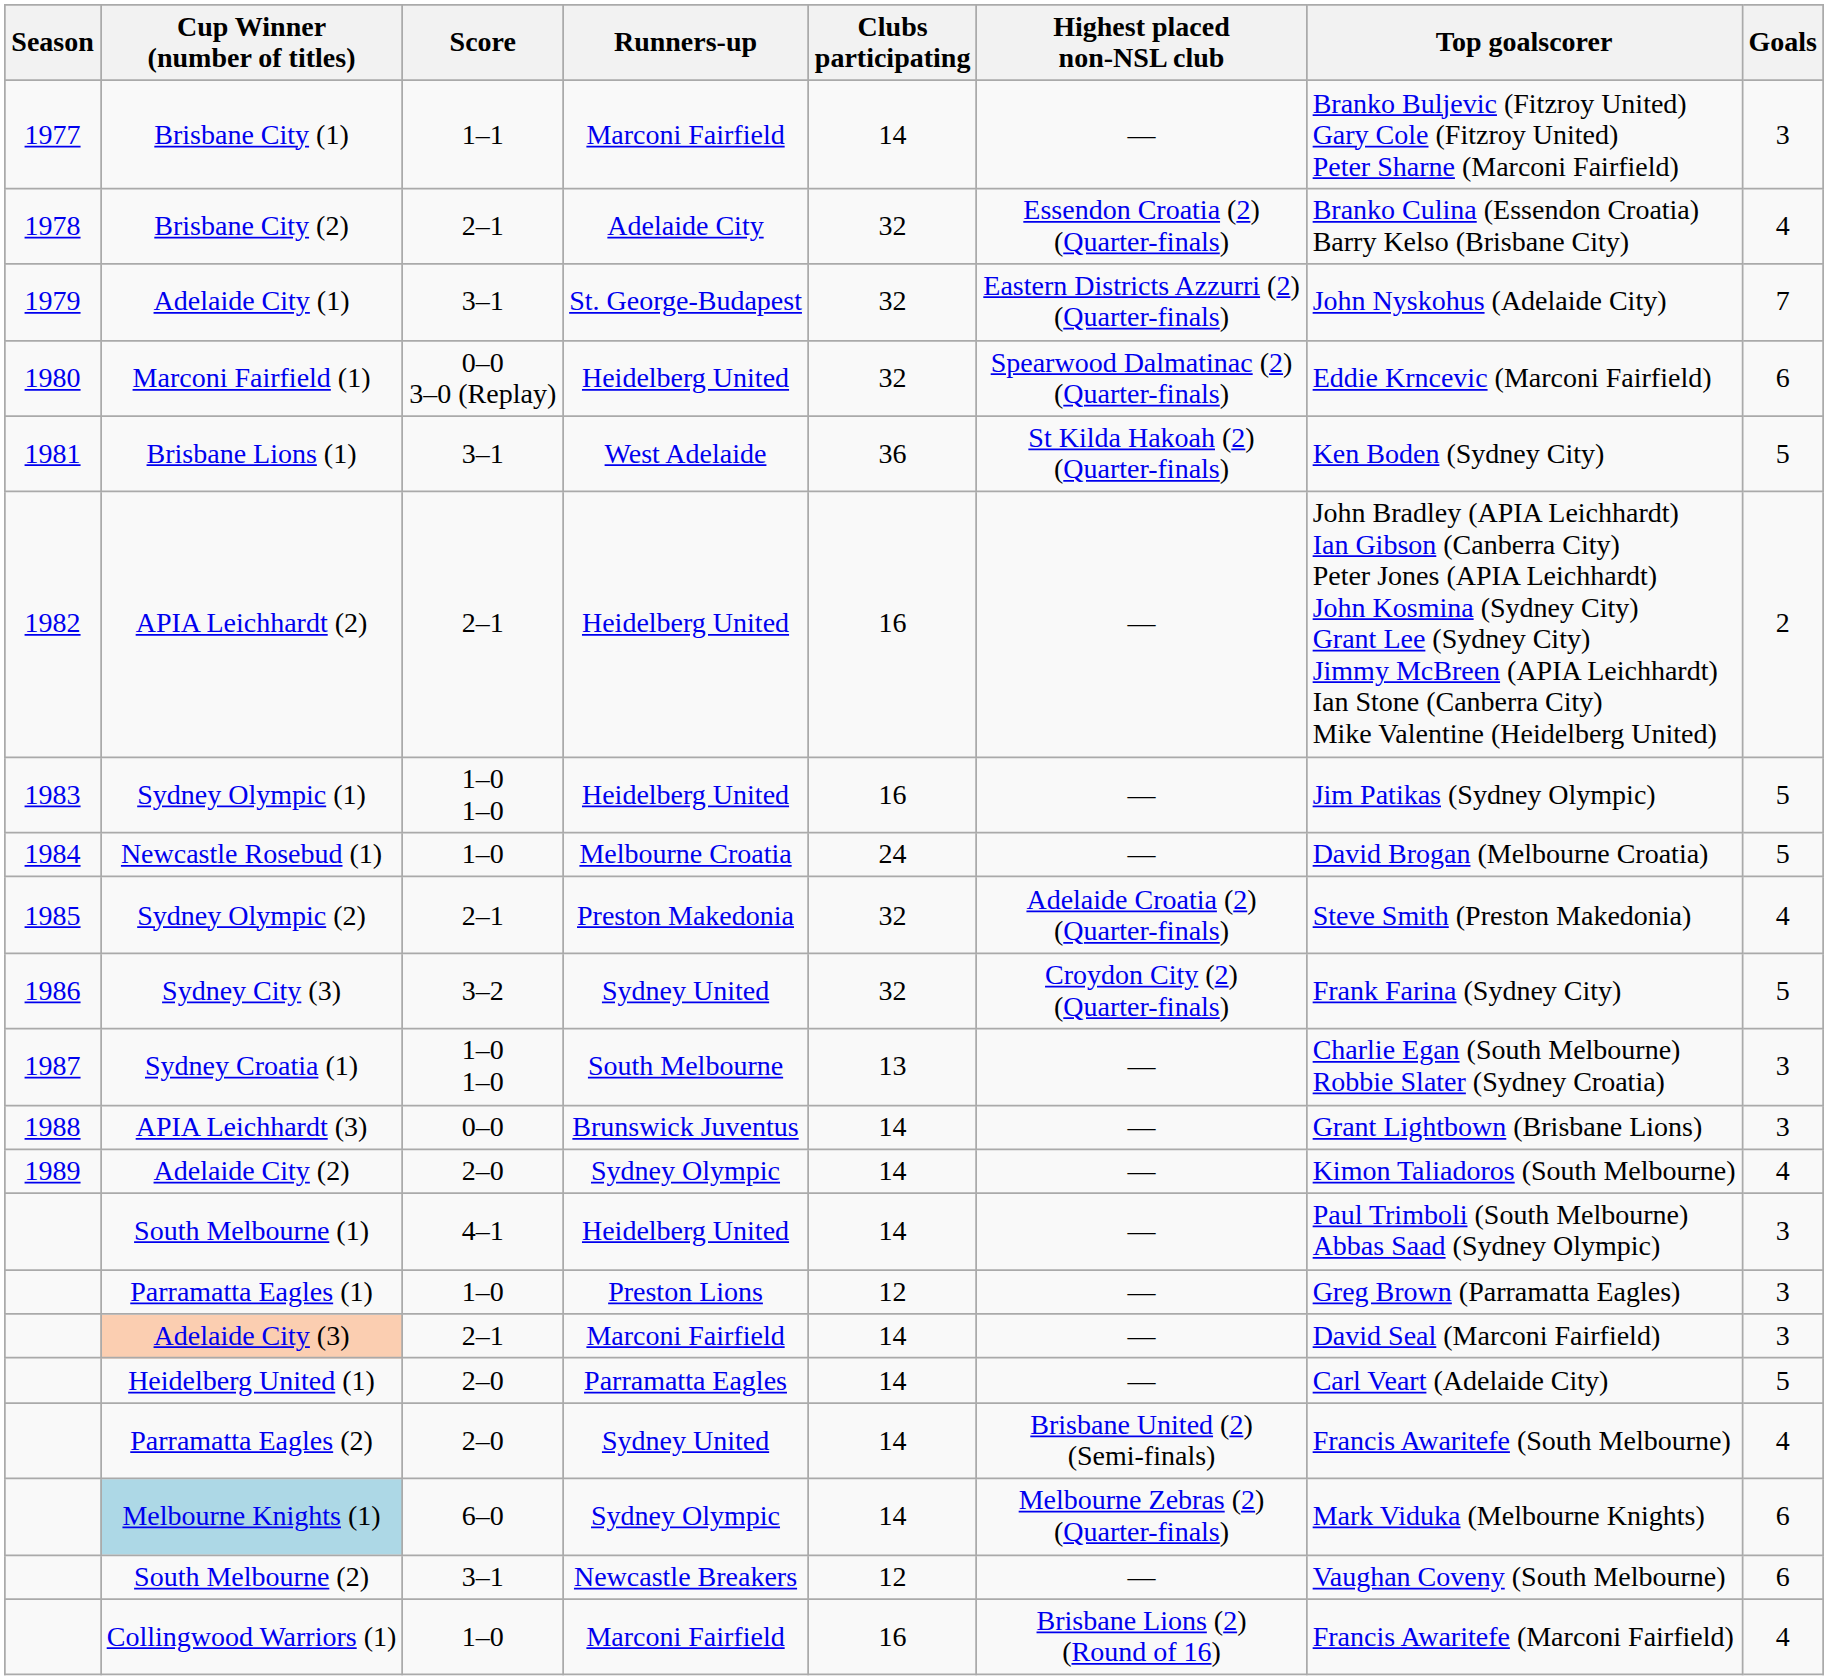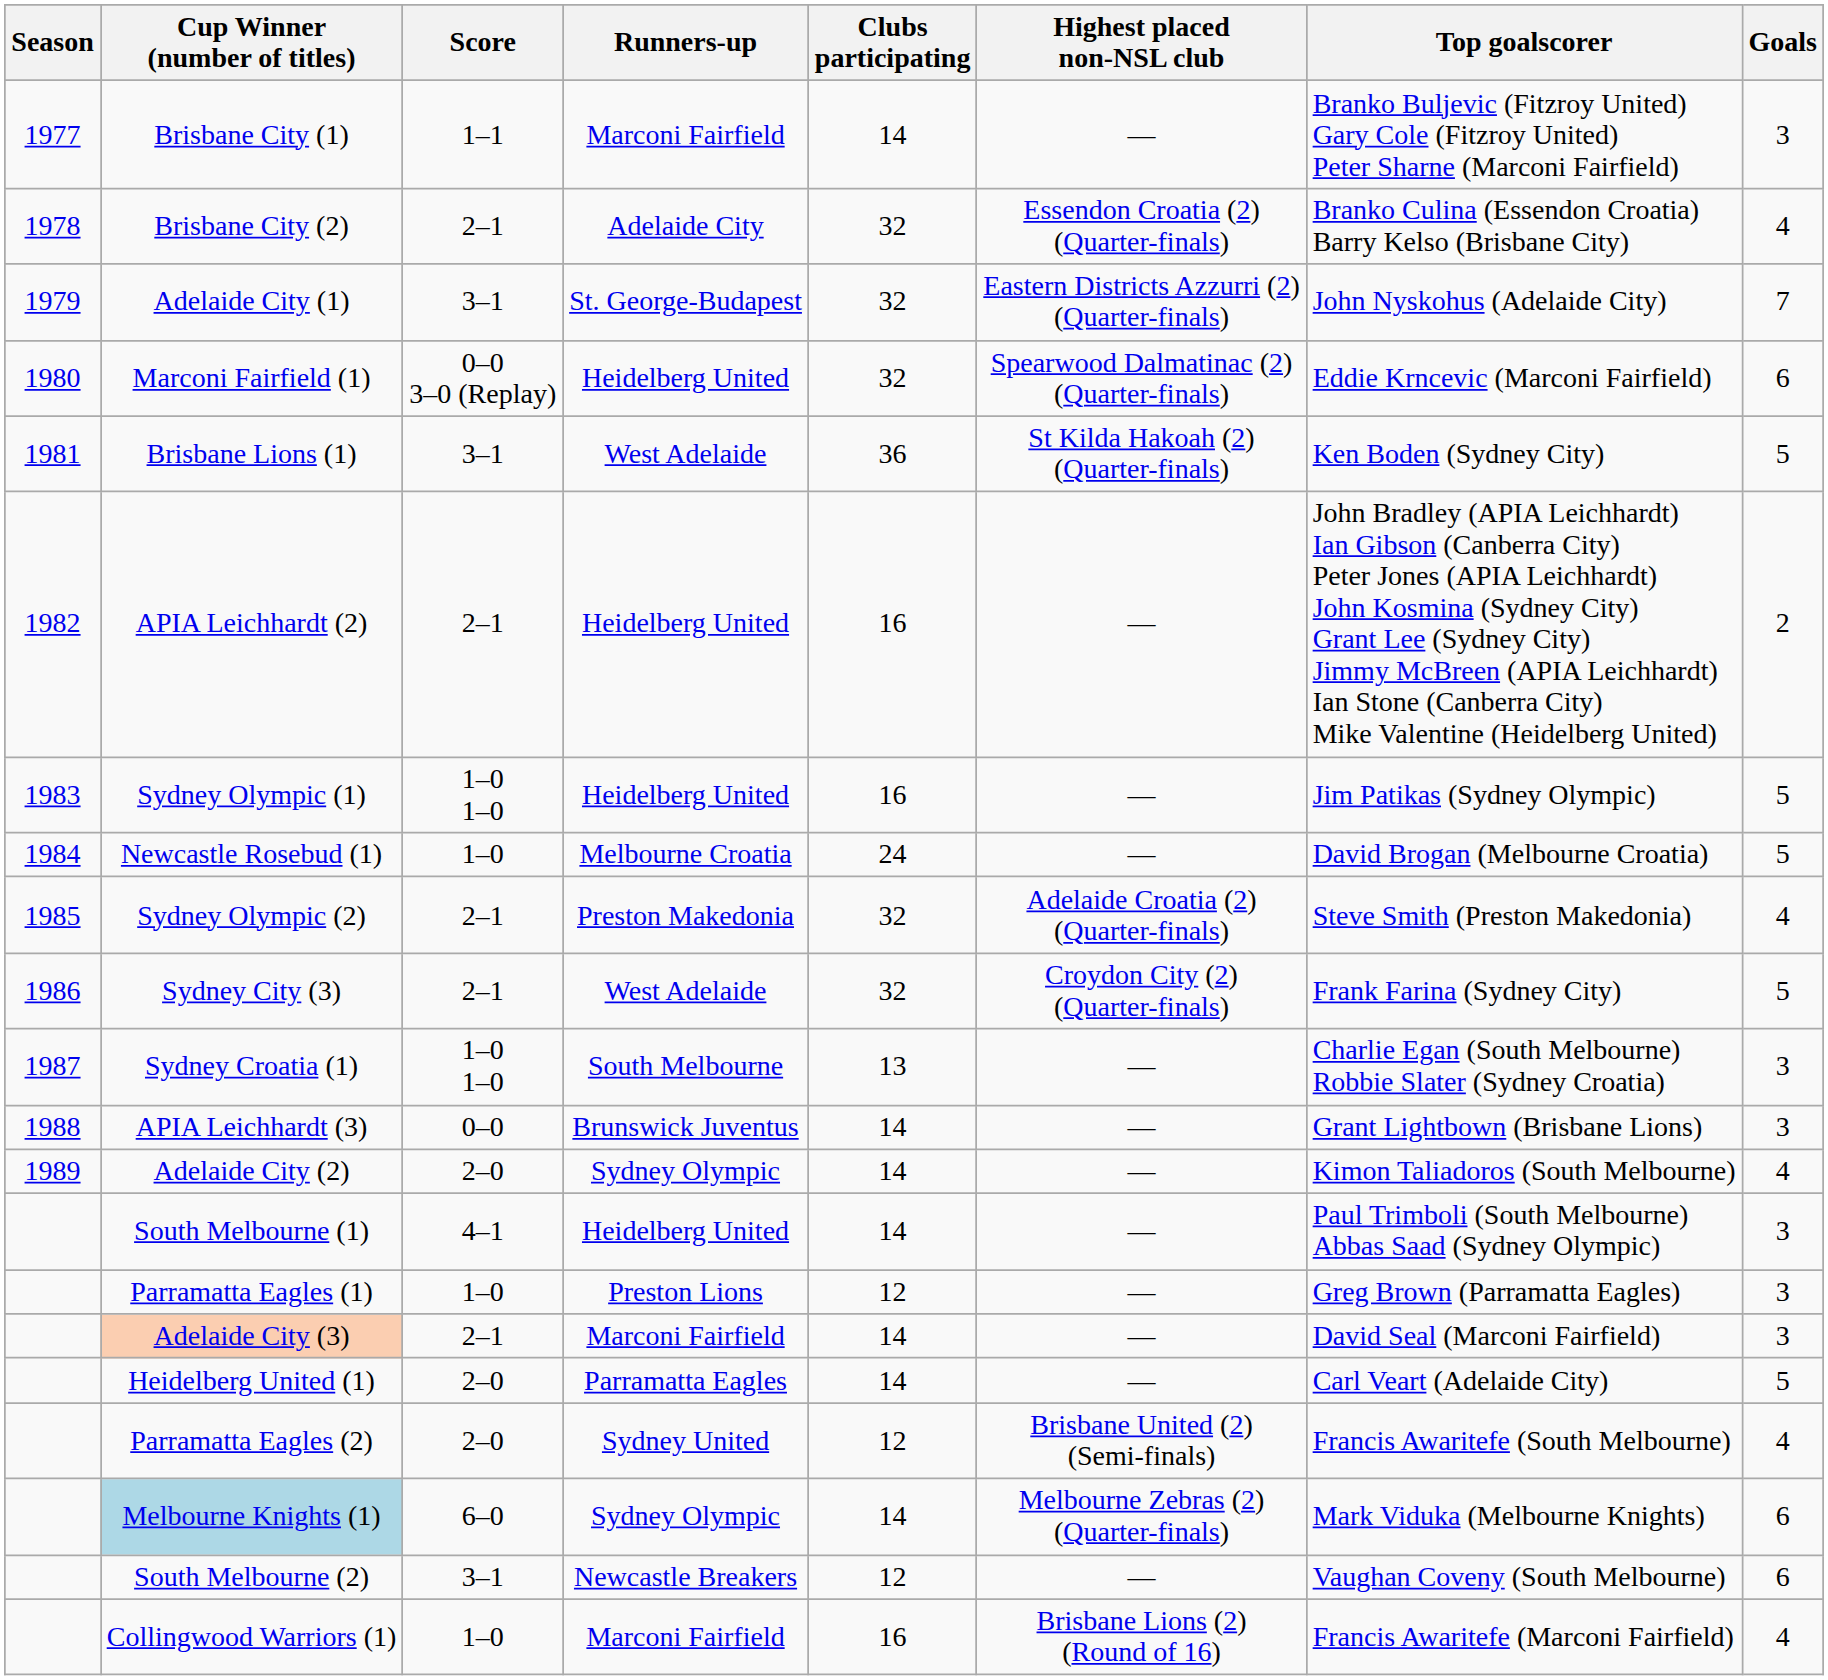(483, 990) 3–2 -> (483, 990) 2–1
(686, 990) Sydney United -> (686, 990) West Adelaide
(893, 1440) 14 -> (893, 1440) 12
